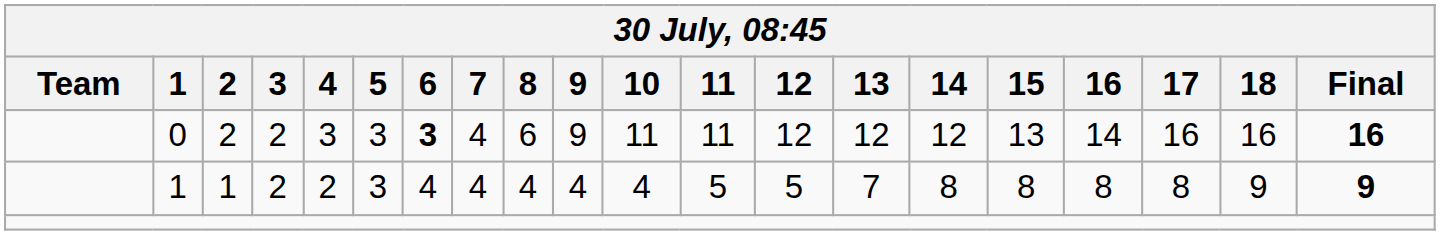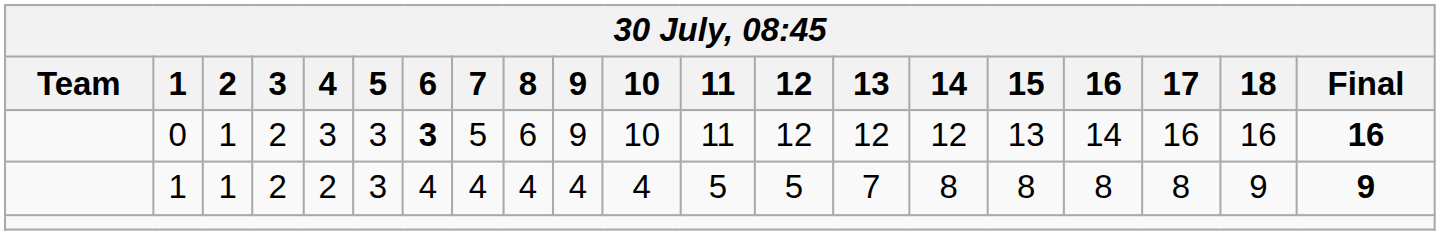(228, 135) 2 -> (228, 135) 1
(478, 135) 4 -> (478, 135) 5
(642, 135) 11 -> (642, 135) 10
